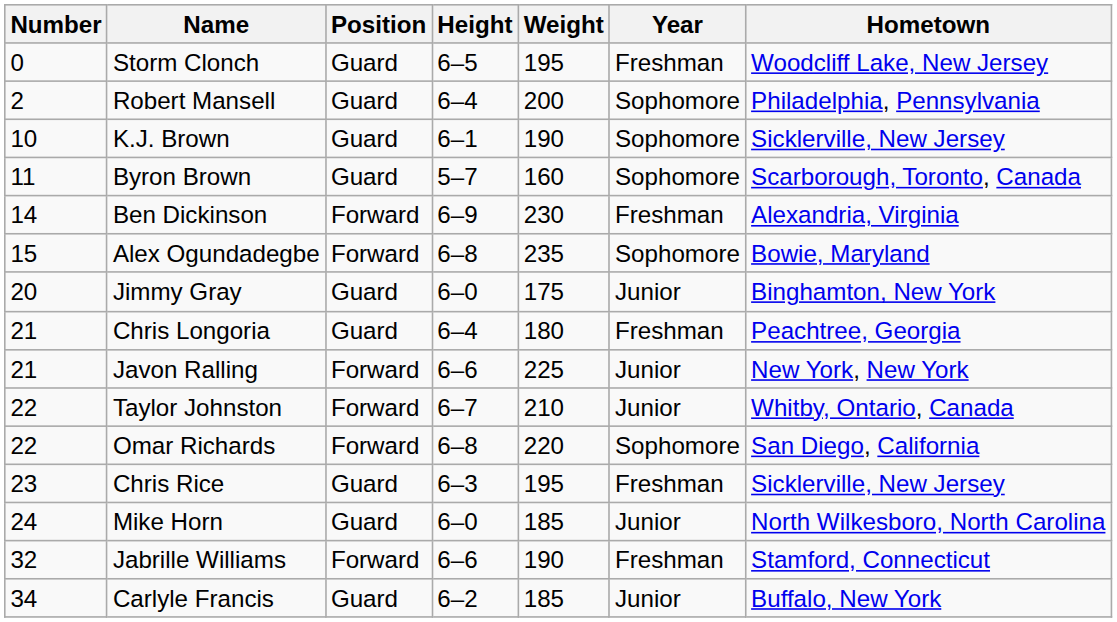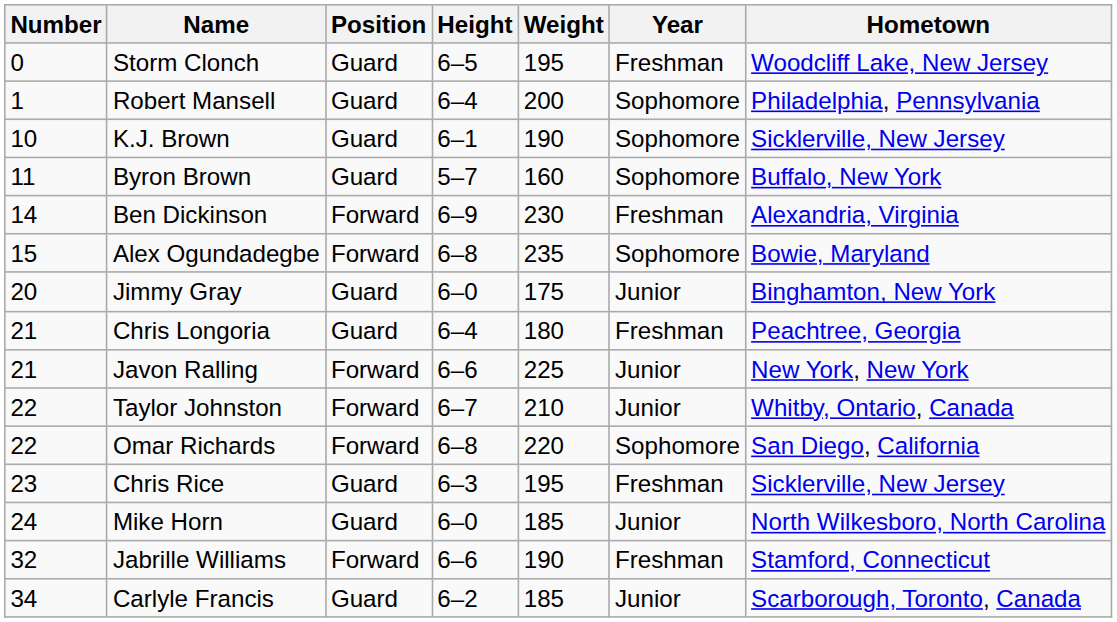(17, 101) 2 -> (17, 101) 1
(916, 177) Scarborough, Toronto, Canada -> (846, 177) Buffalo, New York
(846, 598) Buffalo, New York -> (916, 598) Scarborough, Toronto, Canada
